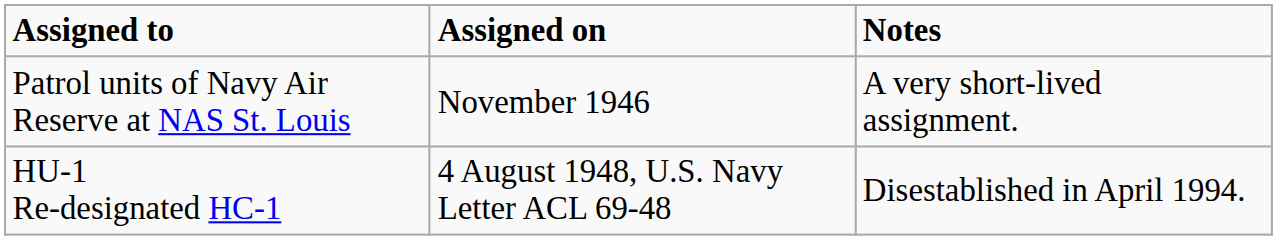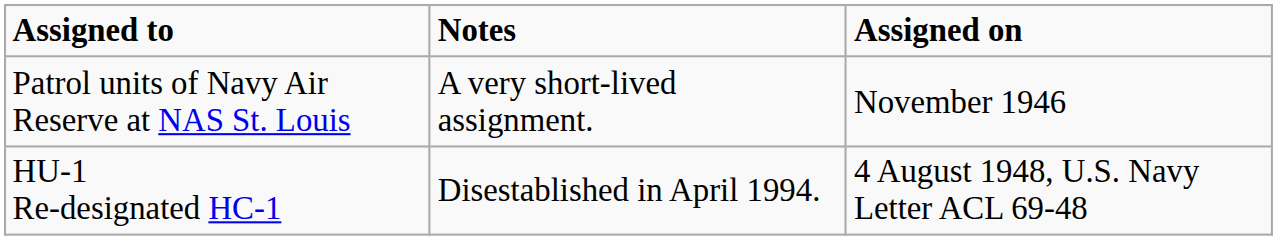columns swapped: (522, 30) <-> (902, 30)
